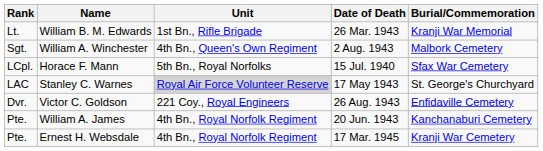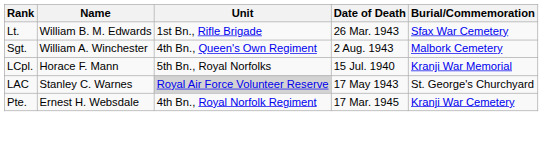(462, 31) Kranji War Memorial -> (460, 31) Sfax War Cemetery
(460, 66) Sfax War Cemetery -> (462, 66) Kranji War Memorial
- row: (83, 102)
- row: (82, 119)
